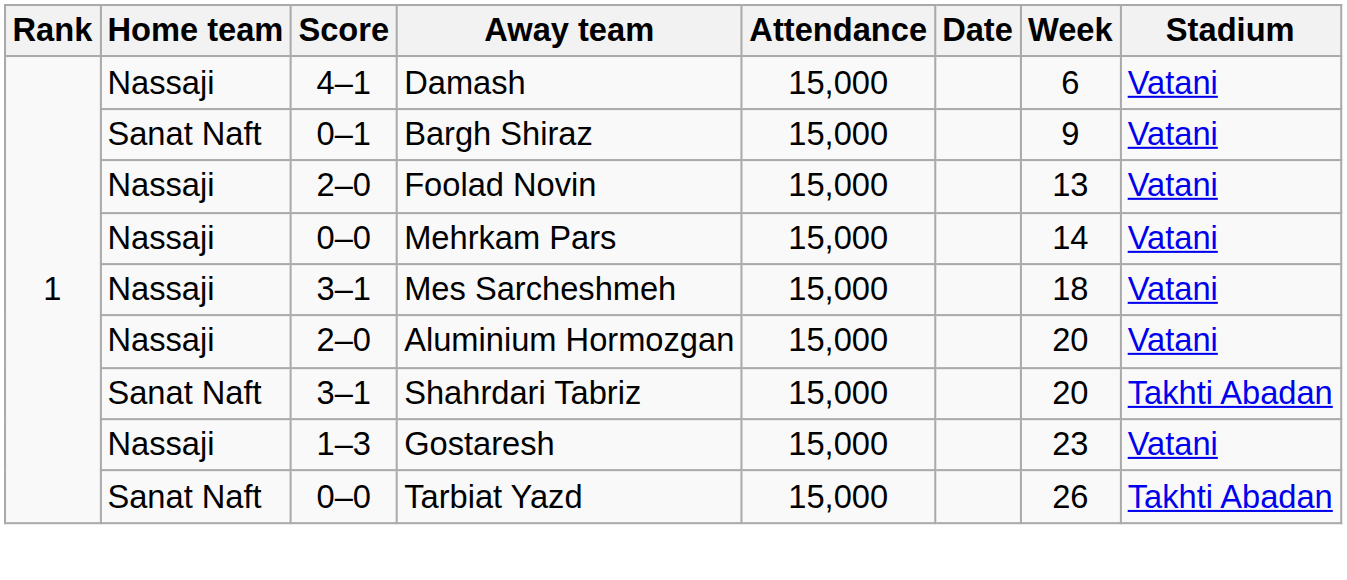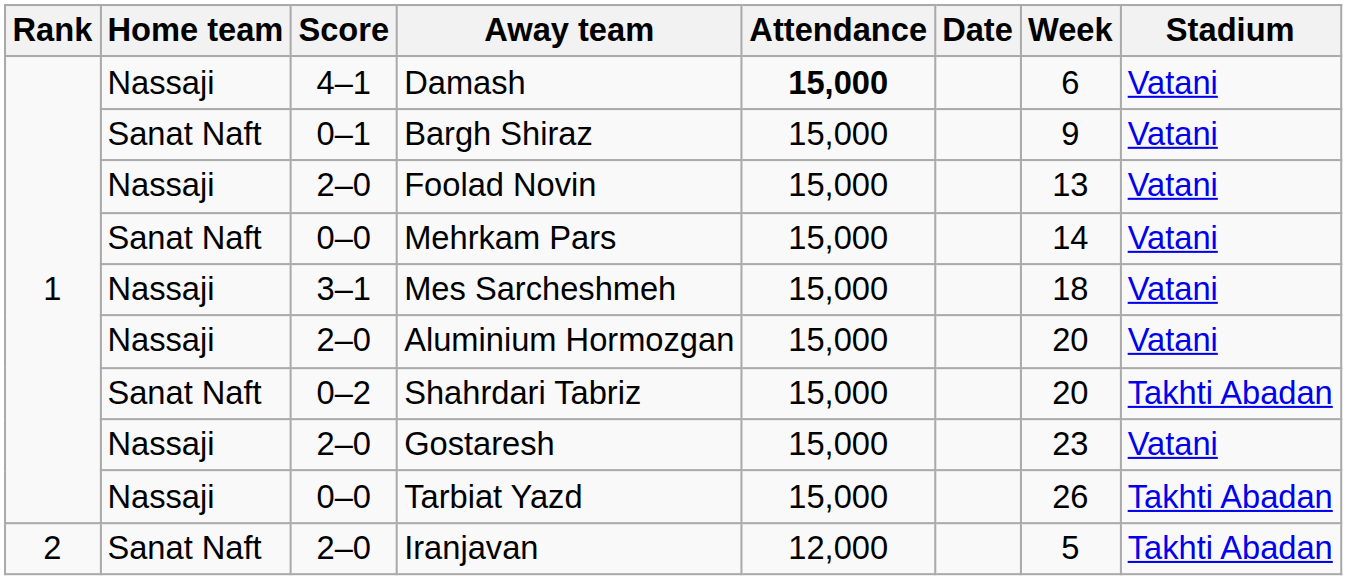(838, 82) normal -> (838, 82) bold
(161, 237) Nassaji -> (185, 237) Sanat Naft
(344, 392) 3–1 -> (344, 392) 0–2
(344, 444) 1–3 -> (344, 444) 2–0
(185, 496) Sanat Naft -> (161, 496) Nassaji
+ row: (471, 548)
